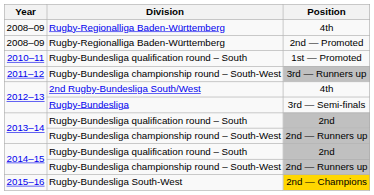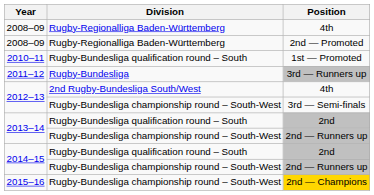(165, 74) Rugby-Bundesliga championship round – South-West -> (89, 74) Rugby-Bundesliga
(89, 105) Rugby-Bundesliga -> (165, 105) Rugby-Bundesliga championship round – South-West
(116, 182) Rugby-Bundesliga South-West -> (165, 182) Rugby-Bundesliga championship round – South-West
